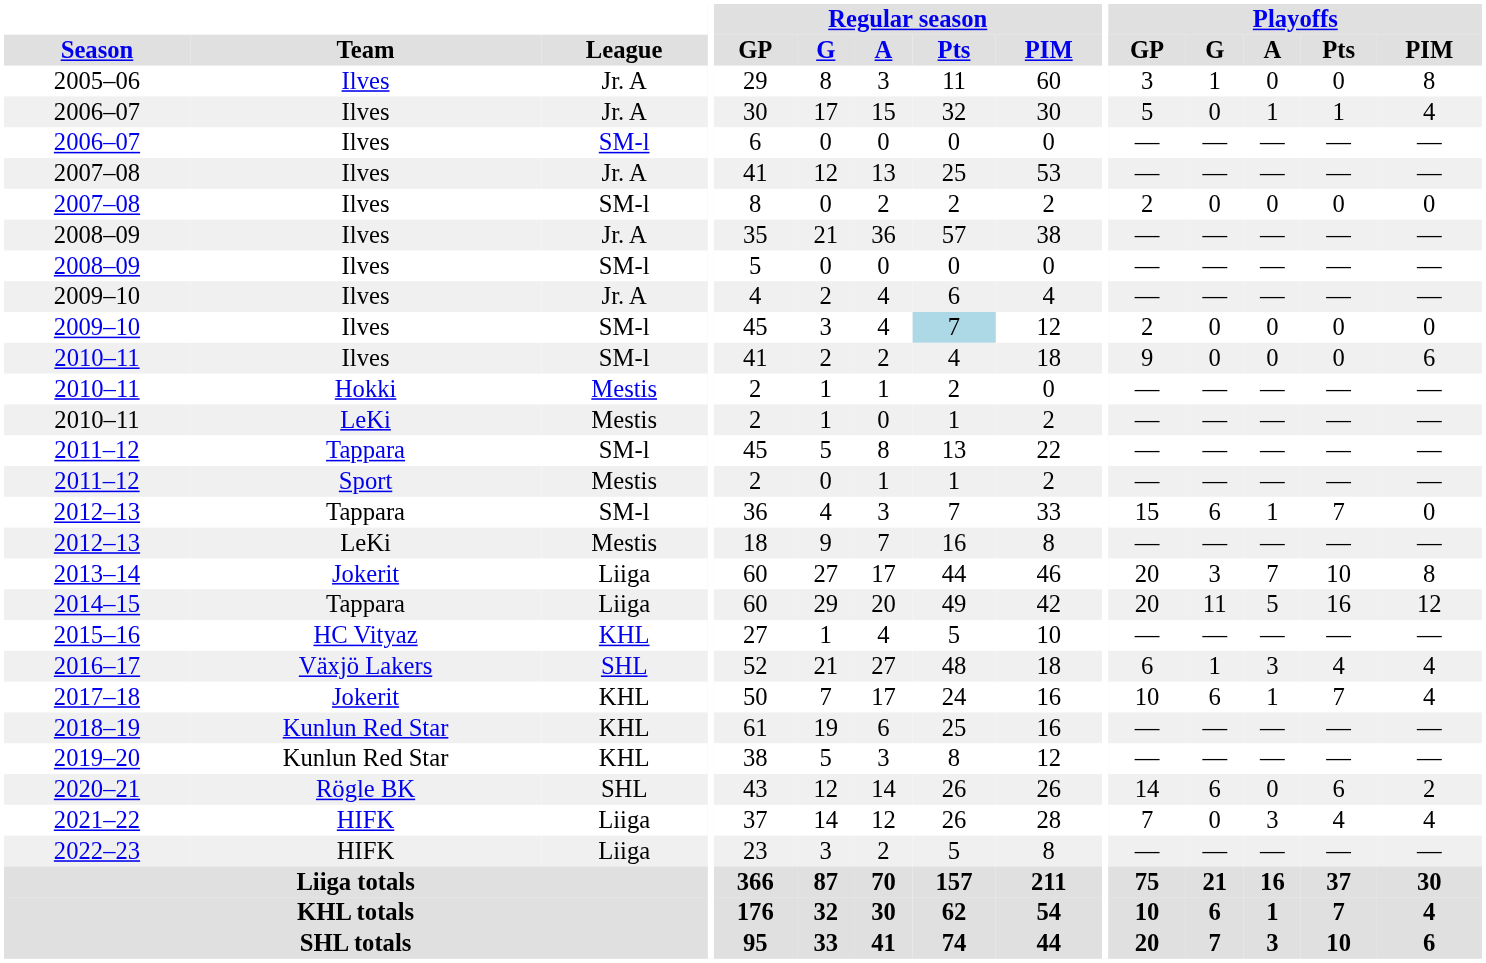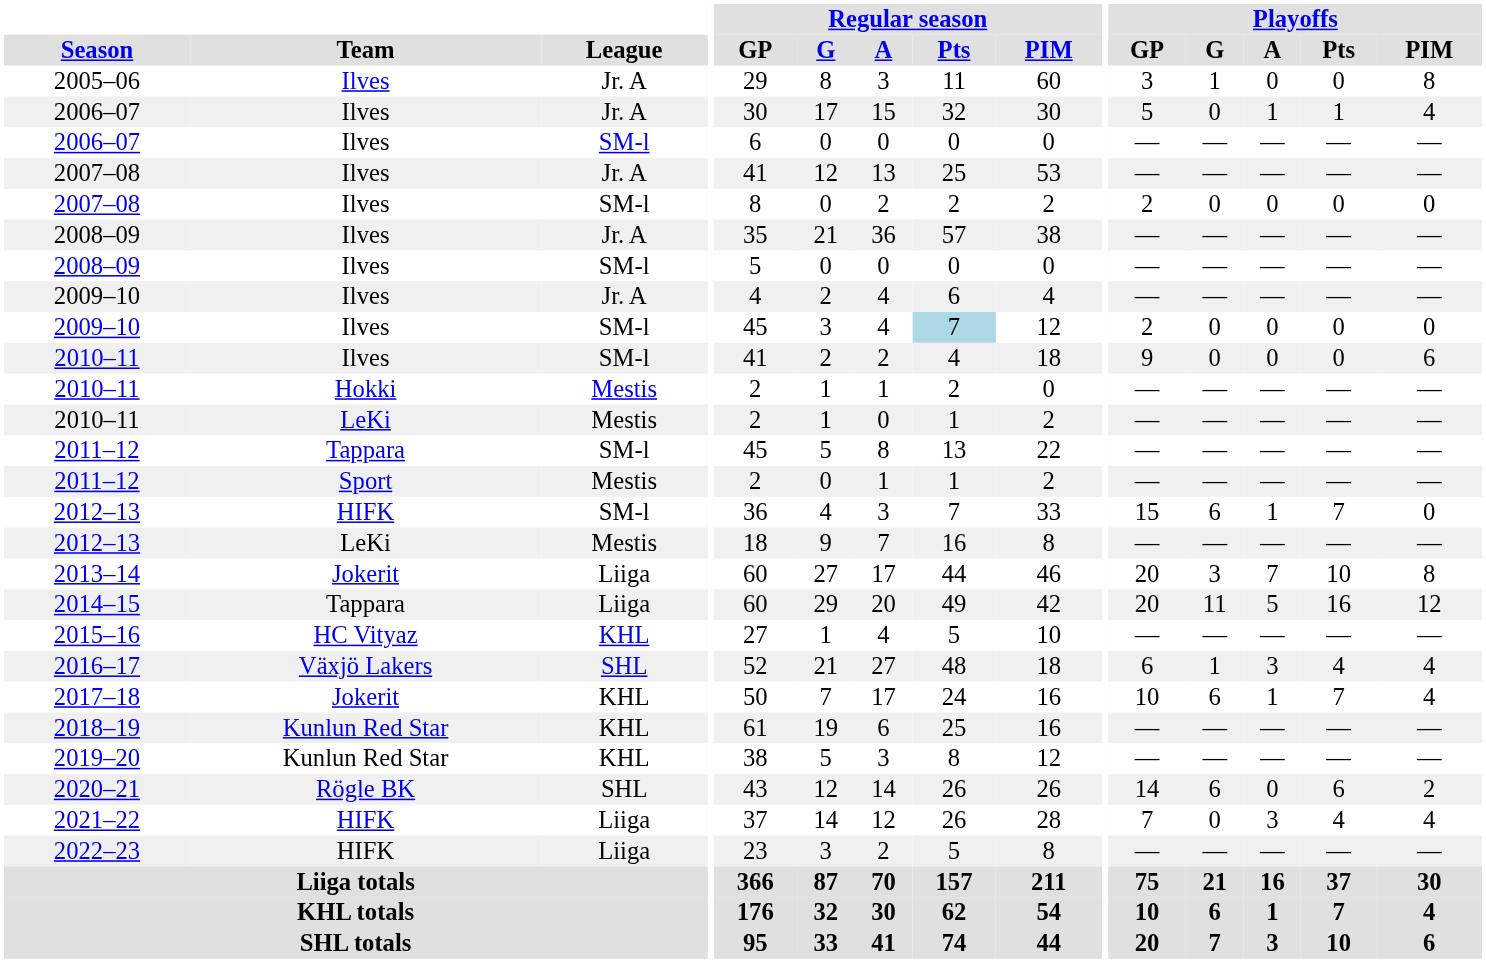(366, 511) Tappara -> (366, 511) HIFK
